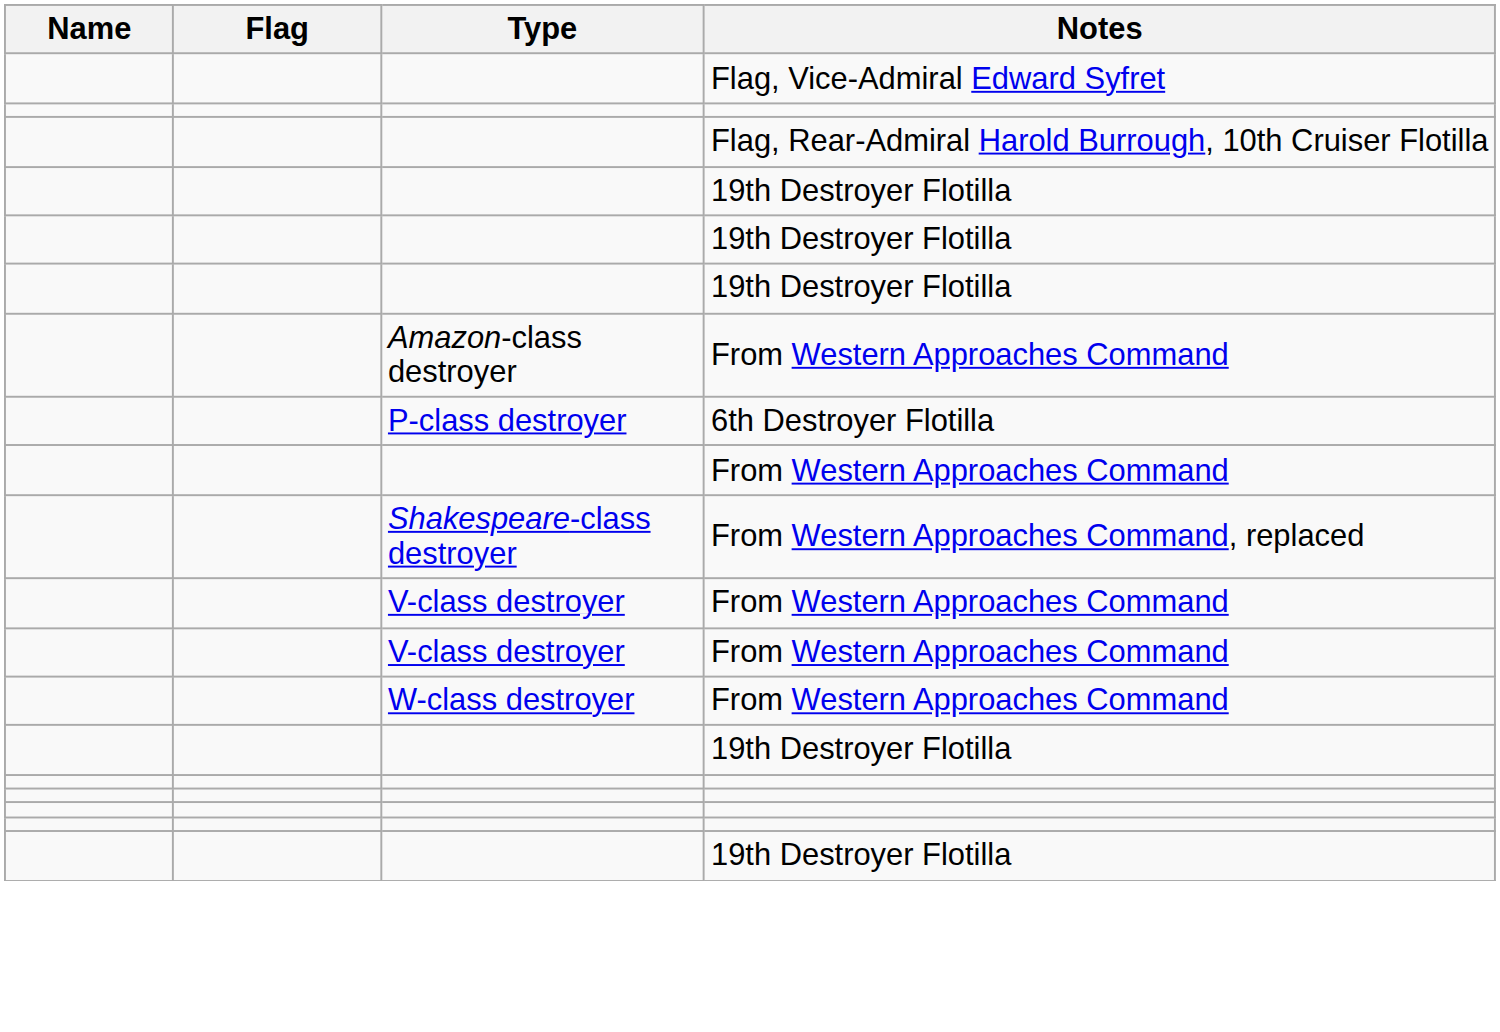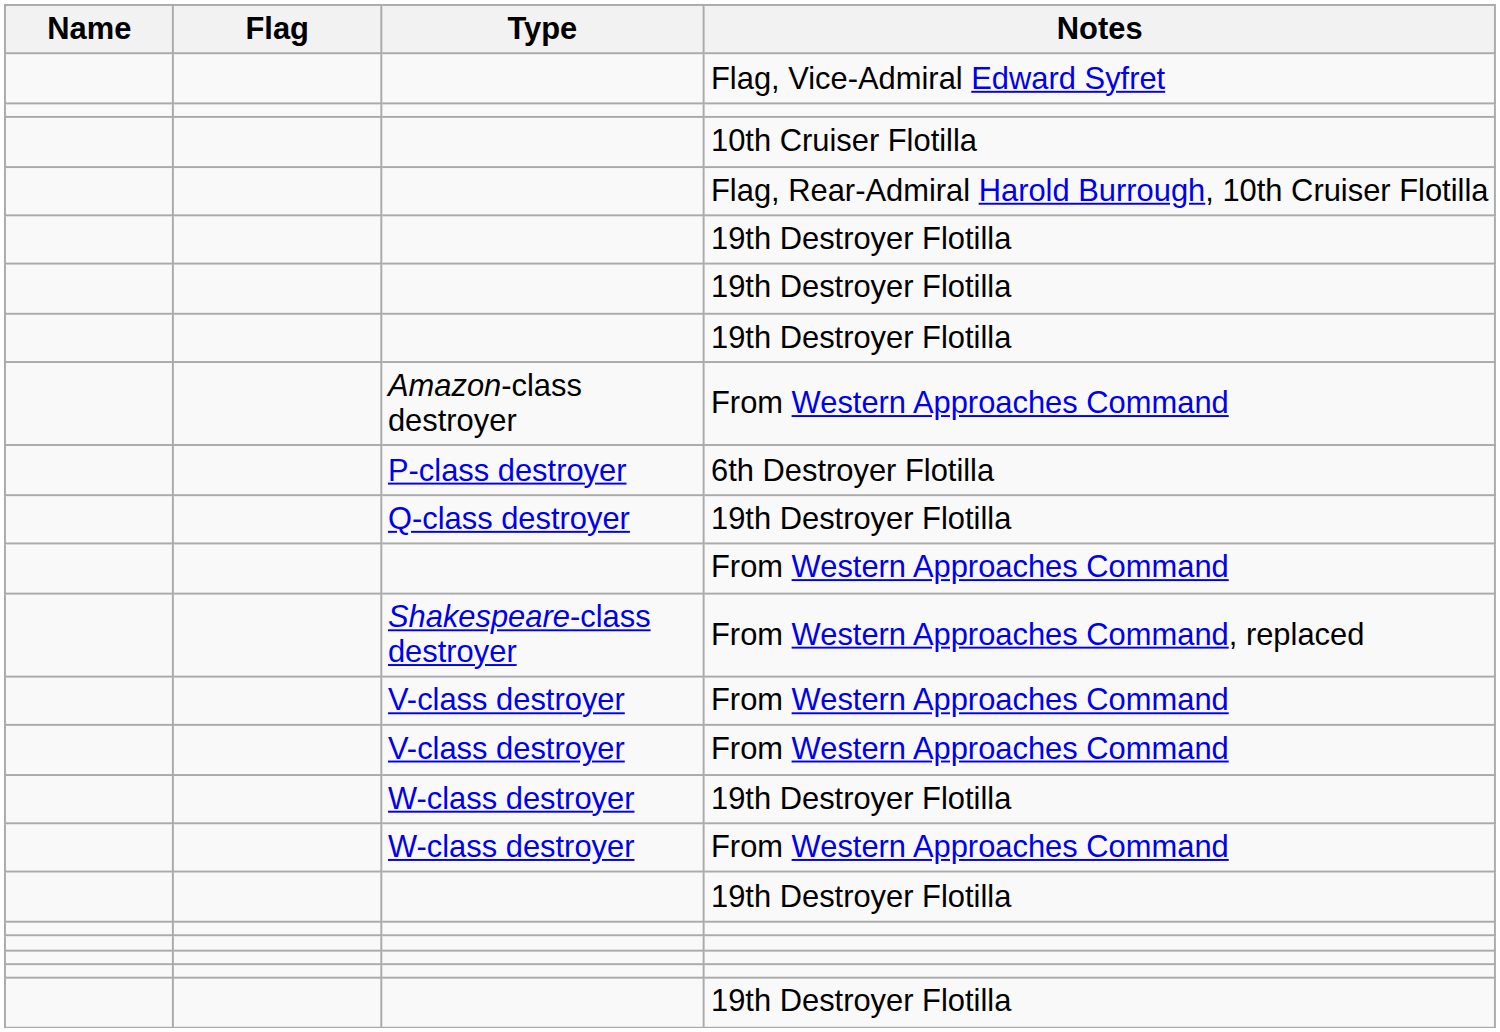+ row: (542, 142)
+ row: (509, 518)
+ row: (511, 798)
